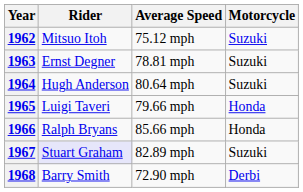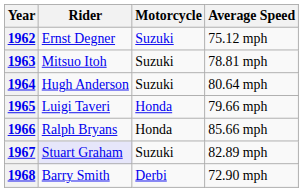columns swapped: (262, 16) <-> (179, 16)
(74, 38) Mitsuo Itoh -> (78, 38) Ernst Degner
(78, 61) Ernst Degner -> (74, 61) Mitsuo Itoh
